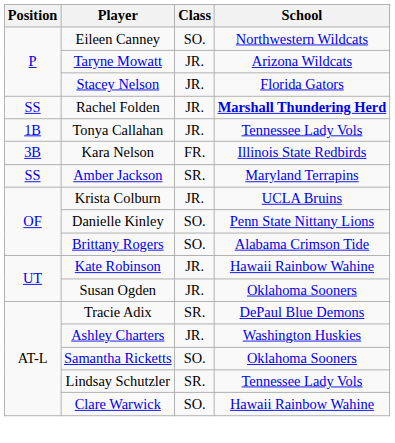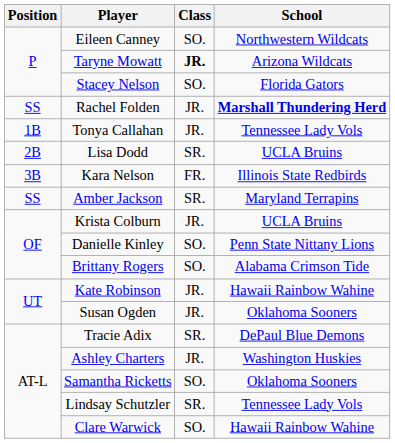(195, 61) normal -> (195, 61) bold
(195, 84) JR. -> (195, 84) SO.
+ row: (118, 152)
